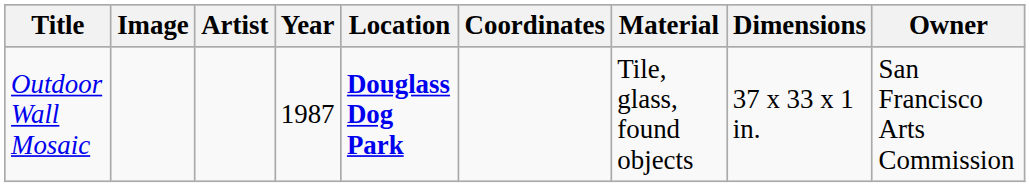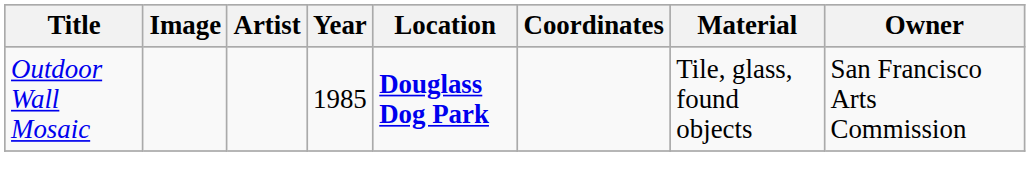- column: (799, 25)
(308, 113) 1987 -> (340, 98) 1985
